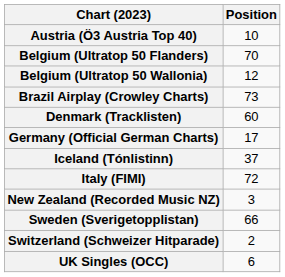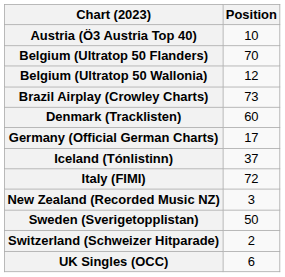(251, 220) 66 -> (251, 220) 50
